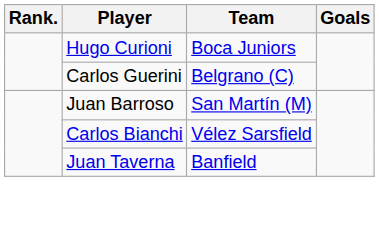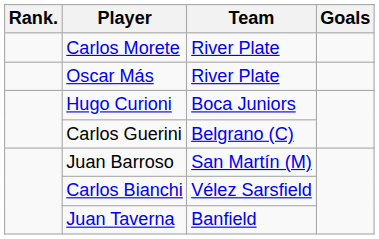+ row: (123, 47)
+ row: (110, 76)
